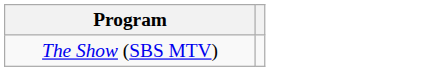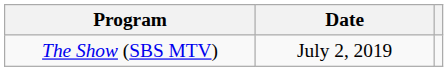+ column: (345, 19)
